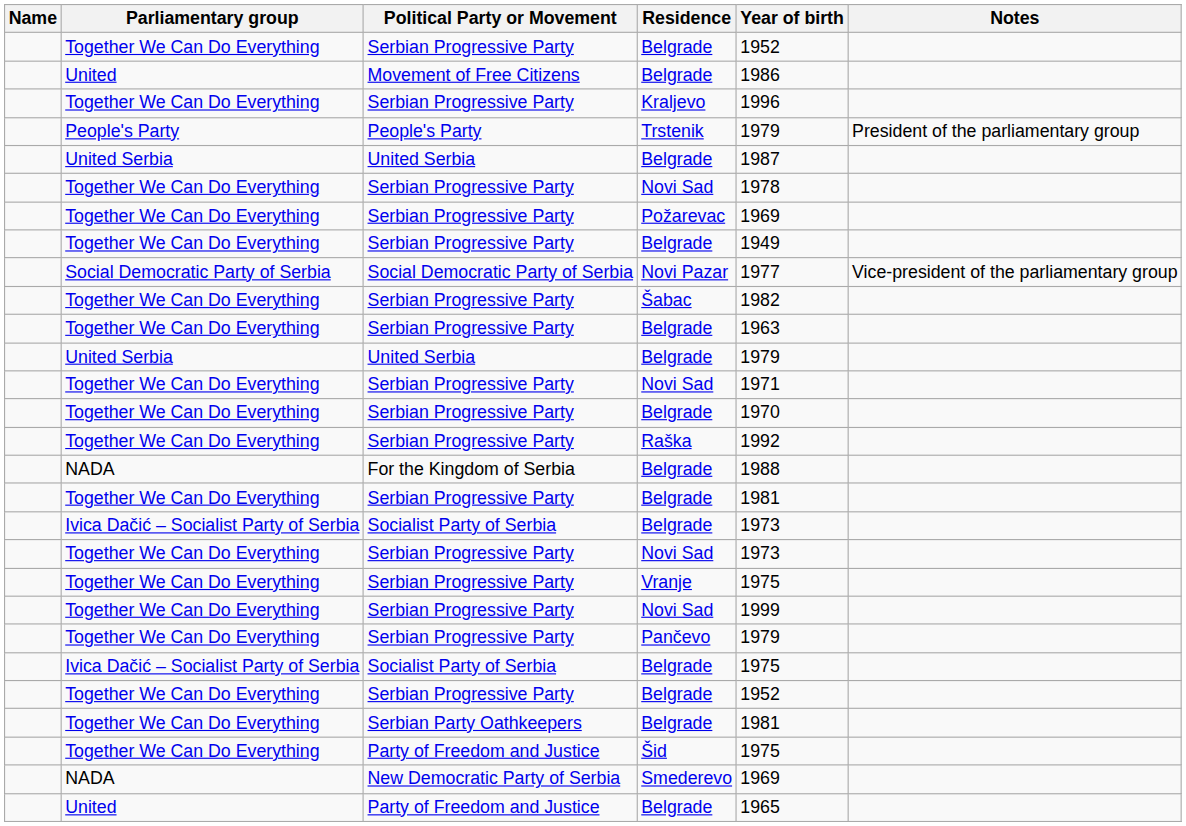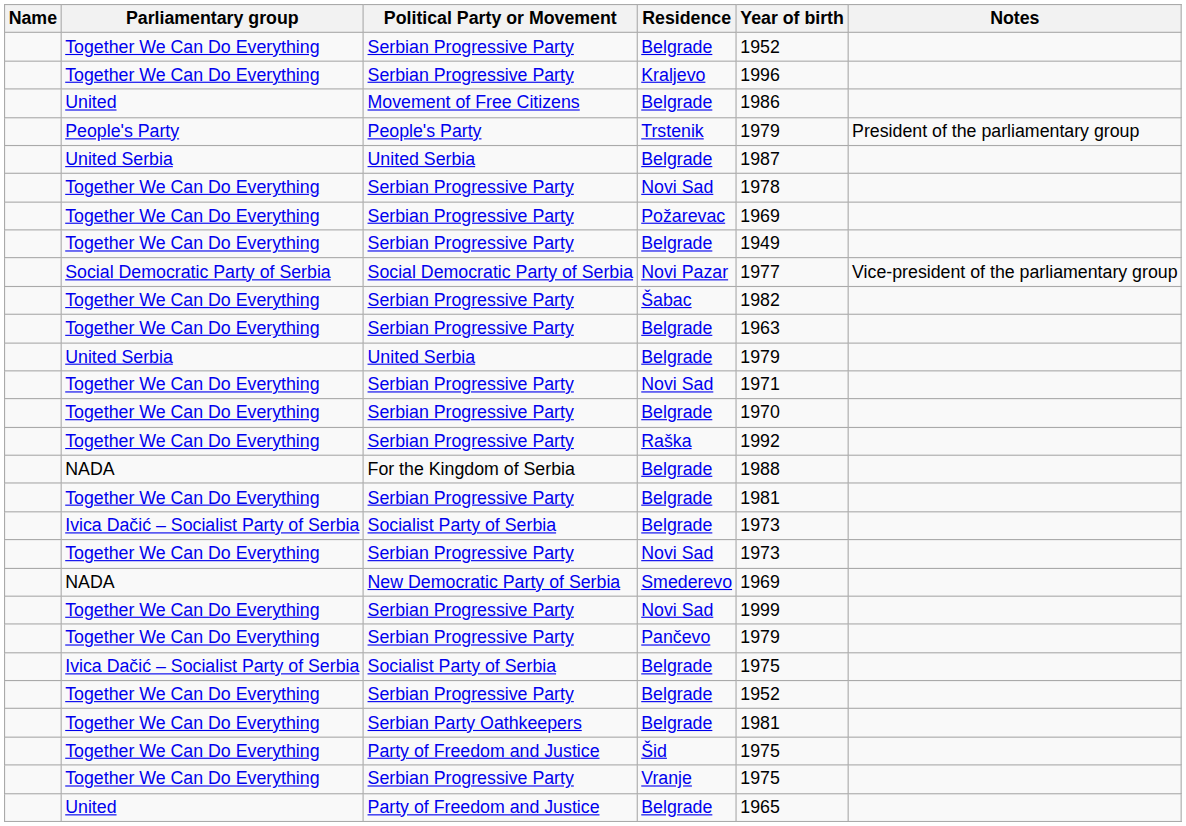rows swapped: (471, 103) <-> (474, 74)
rows swapped: (494, 779) <-> (471, 581)
